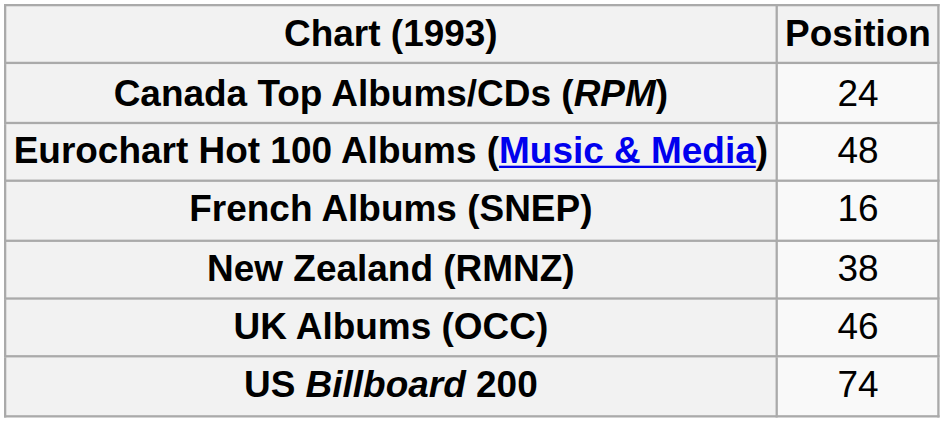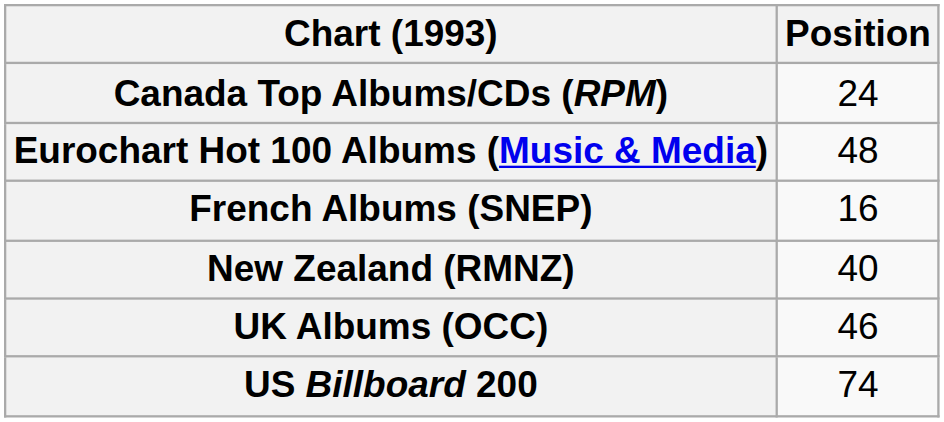(858, 268) 38 -> (858, 268) 40
